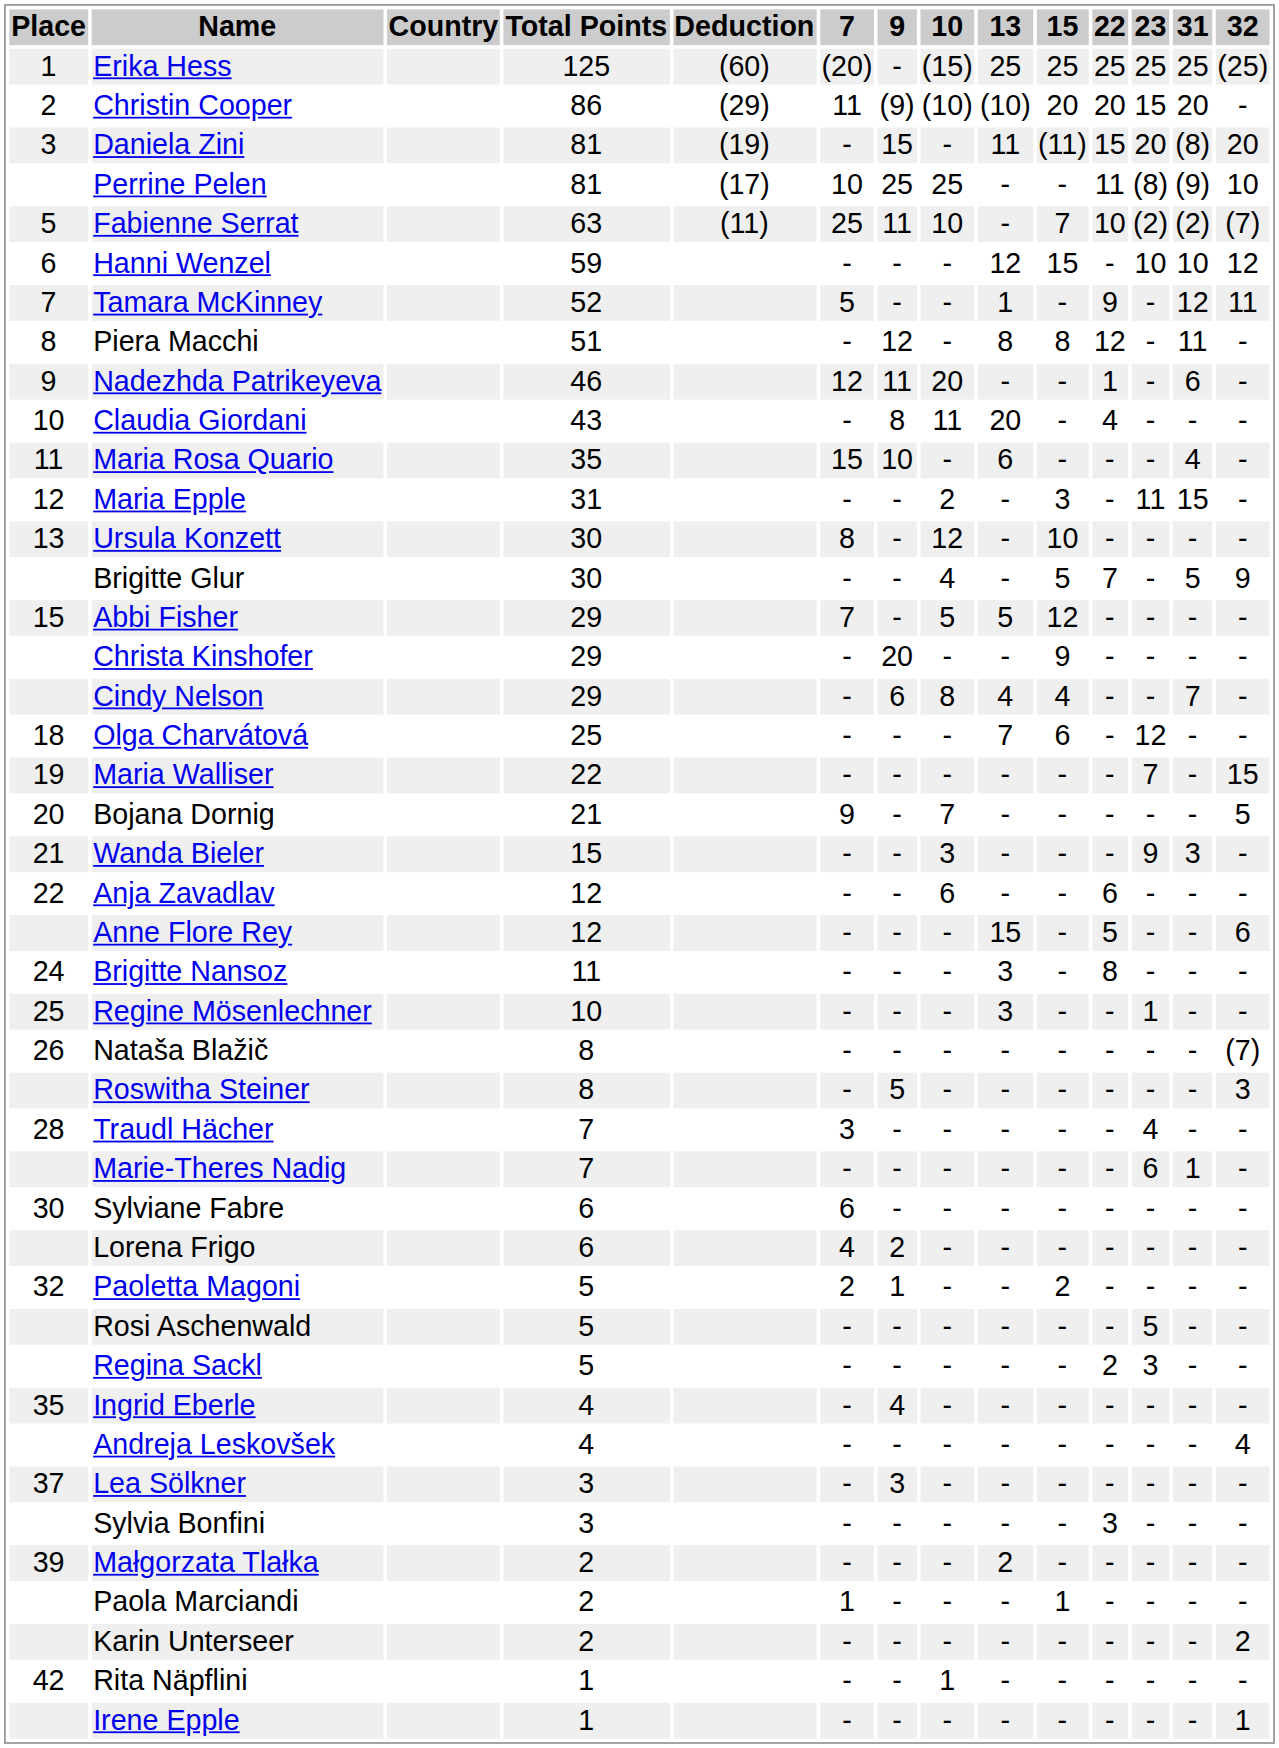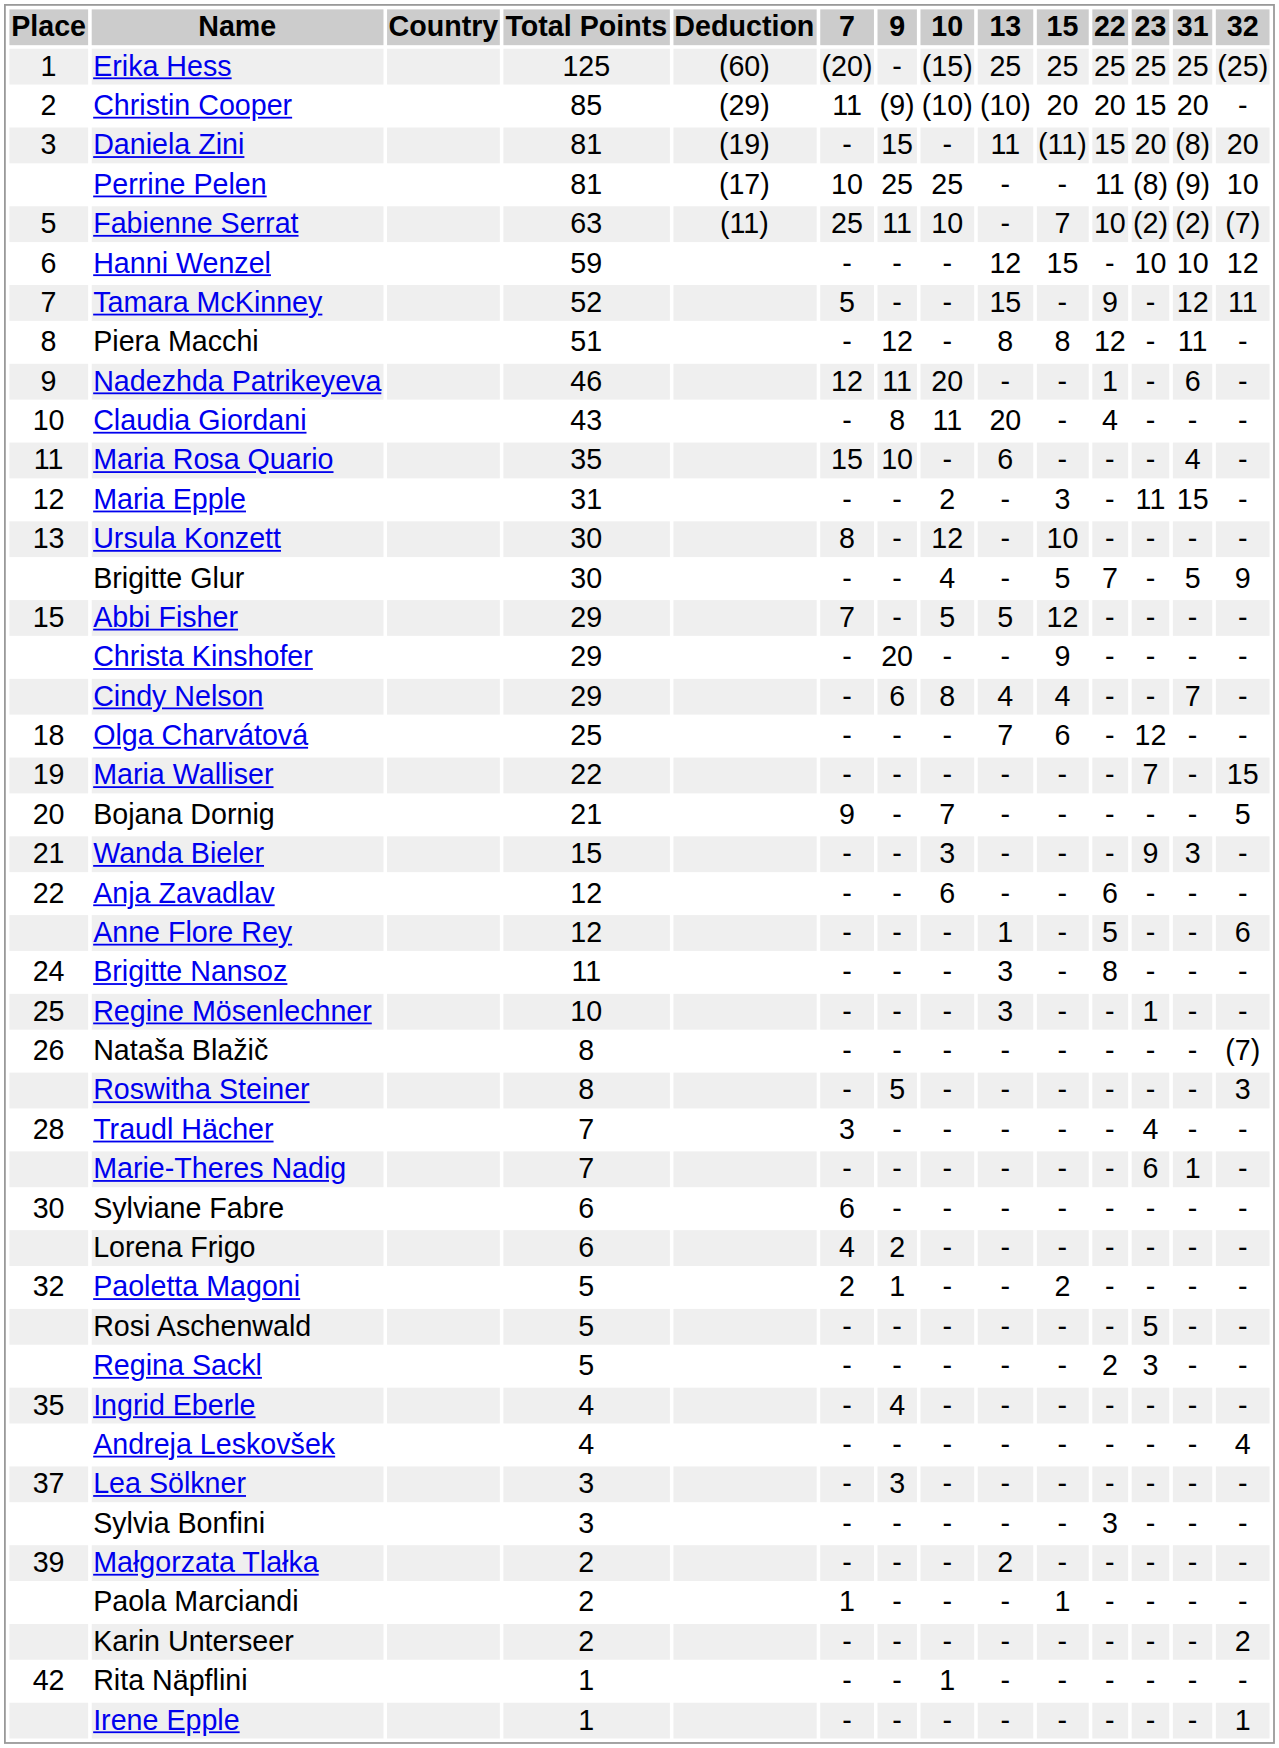(586, 105) 86 -> (586, 105) 85
(1005, 302) 1 -> (1005, 302) 15
(1005, 932) 15 -> (1005, 932) 1
